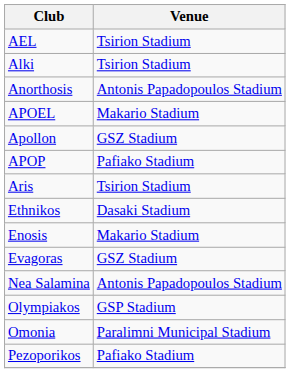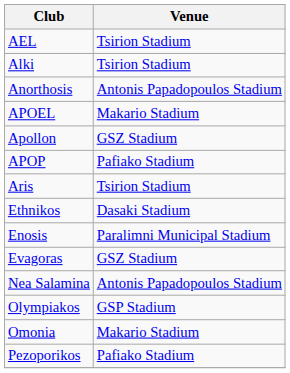(148, 235) Makario Stadium -> (184, 235) Paralimni Municipal Stadium
(184, 331) Paralimni Municipal Stadium -> (148, 331) Makario Stadium
